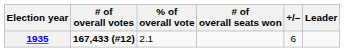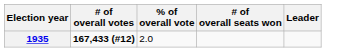- column: (293, 17)
(146, 39) 2.1 -> (146, 39) 2.0
